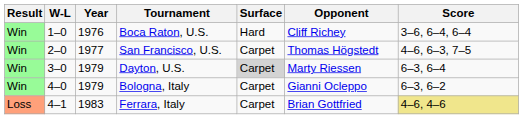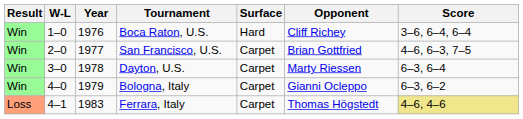(333, 50) Thomas Högstedt -> (325, 50) Brian Gottfried
(91, 68) 1979 -> (91, 68) 1978
(257, 68) lightgrey background -> (257, 68) no background
(325, 104) Brian Gottfried -> (333, 104) Thomas Högstedt
